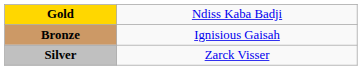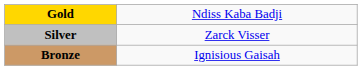rows swapped: (60, 55) <-> (60, 34)
